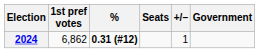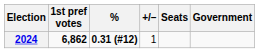columns swapped: (156, 18) <-> (181, 18)
(74, 39) normal -> (74, 39) bold
